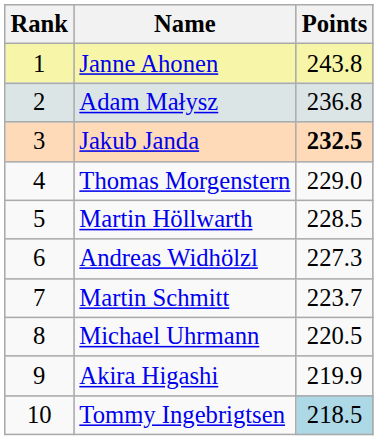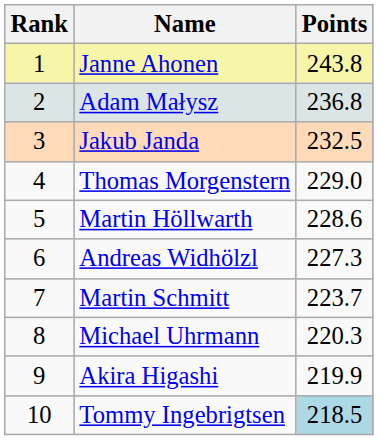(335, 141) bold -> (335, 141) normal
(335, 219) 228.5 -> (335, 219) 228.6
(335, 336) 220.5 -> (335, 336) 220.3
